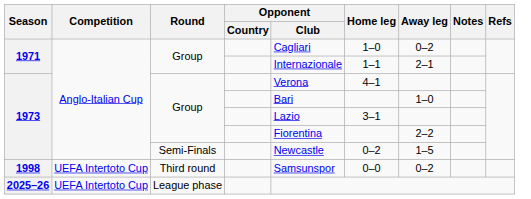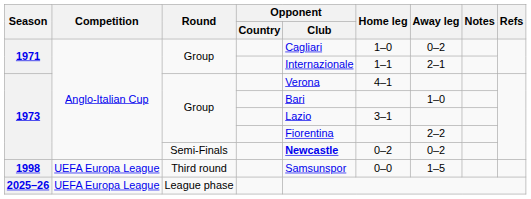(299, 151) normal -> (312, 151) bold
(425, 151) 1–5 -> (436, 151) 0–2
(101, 168) UEFA Intertoto Cup -> (107, 168) UEFA Europa League
(425, 168) 0–2 -> (436, 168) 1–5
(101, 185) UEFA Intertoto Cup -> (107, 185) UEFA Europa League
